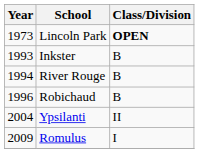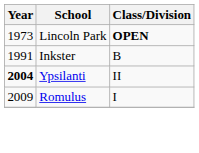(20, 55) 1993 -> (20, 55) 1991
- row: (72, 76)
- row: (67, 96)
(20, 117) normal -> (20, 76) bold
